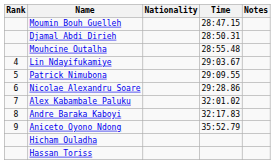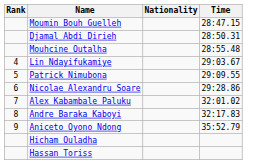- column: (256, 11)
